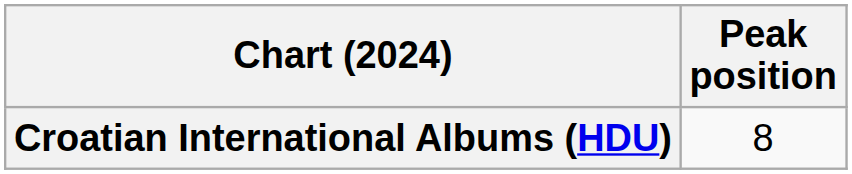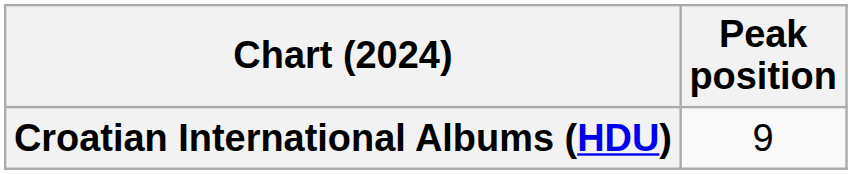(763, 137) 8 -> (763, 137) 9
